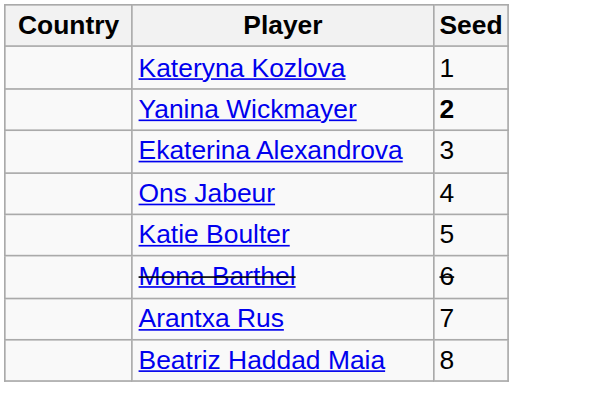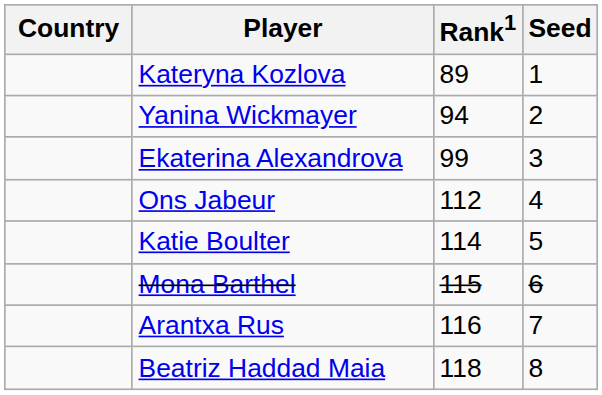+ column: (478, 29)
(447, 109) bold -> (536, 116) normal
